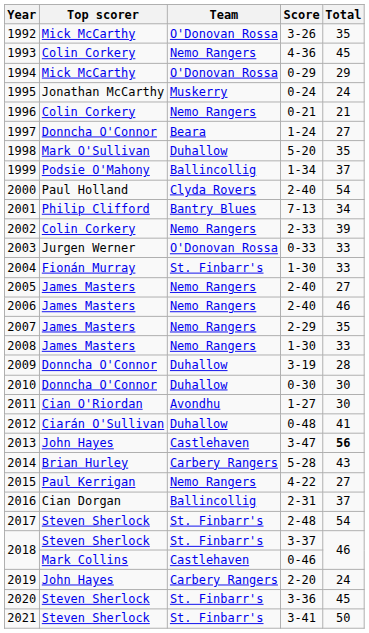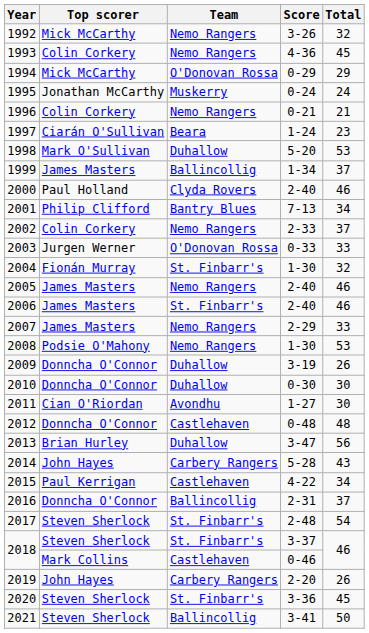(224, 34) O'Donovan Rossa -> (213, 34) Nemo Rangers
(343, 34) 35 -> (343, 34) 32
(99, 131) Donncha O'Connor -> (103, 131) Ciarán O'Sullivan
(343, 131) 27 -> (343, 131) 23
(343, 151) 35 -> (343, 151) 53
(96, 170) Podsie O'Mahony -> (89, 170) James Masters
(343, 190) 54 -> (343, 190) 46
(343, 229) 39 -> (343, 229) 37
(343, 268) 33 -> (343, 268) 32
(343, 287) 27 -> (343, 287) 46
(213, 307) Nemo Rangers -> (217, 307) St. Finbarr's
(343, 326) 35 -> (343, 326) 33
(89, 346) James Masters -> (96, 346) Podsie O'Mahony
(343, 346) 33 -> (343, 346) 53
(343, 365) 28 -> (343, 365) 26
(103, 424) Ciarán O'Sullivan -> (99, 424) Donncha O'Connor
(199, 424) Duhallow -> (210, 424) Castlehaven
(343, 424) 41 -> (343, 424) 48
(78, 443) John Hayes -> (85, 443) Brian Hurley
(210, 443) Castlehaven -> (199, 443) Duhallow
(343, 443) bold -> (343, 443) normal
(85, 463) Brian Hurley -> (78, 463) John Hayes
(213, 482) Nemo Rangers -> (210, 482) Castlehaven
(343, 482) 27 -> (343, 482) 34
(81, 502) Cian Dorgan -> (99, 502) Donncha O'Connor
(343, 579) 24 -> (343, 579) 26
(217, 618) St. Finbarr's -> (213, 618) Ballincollig
